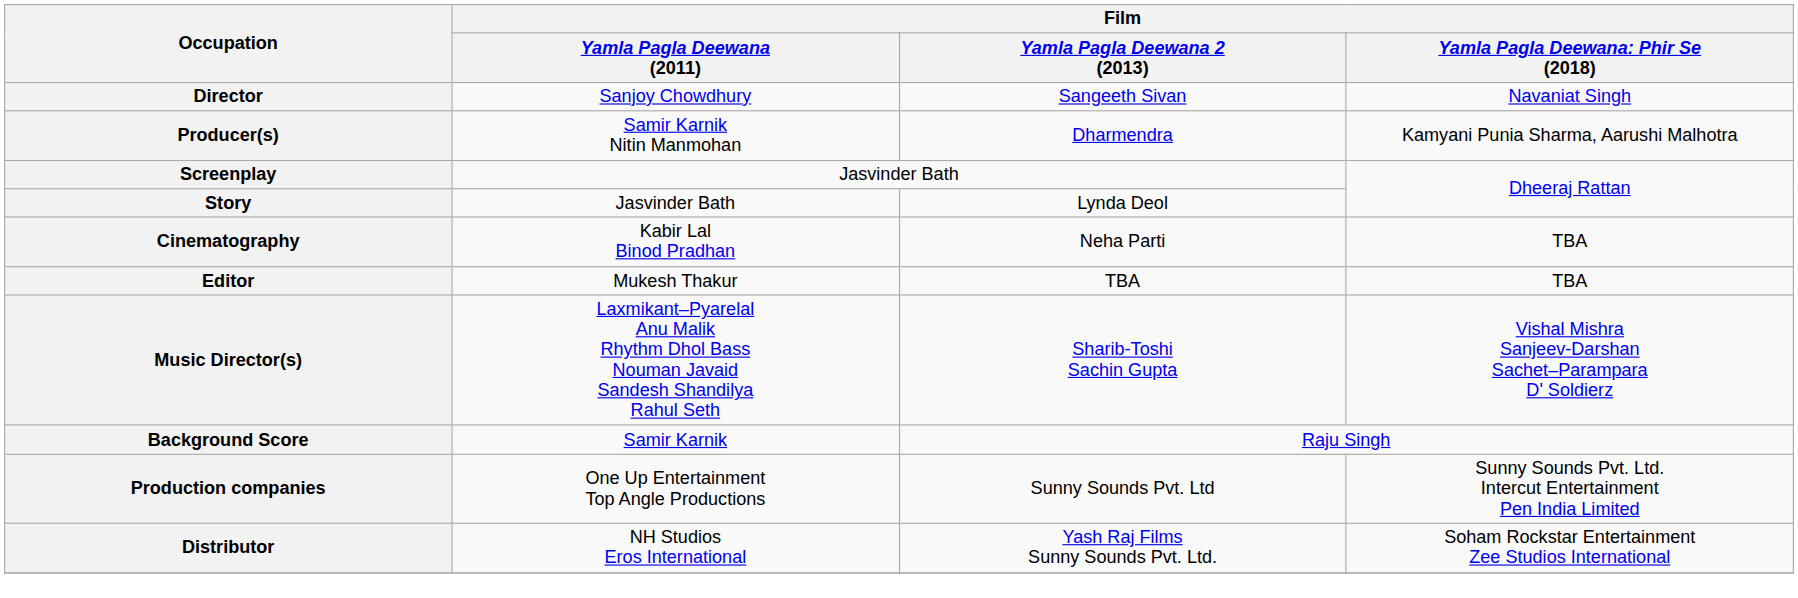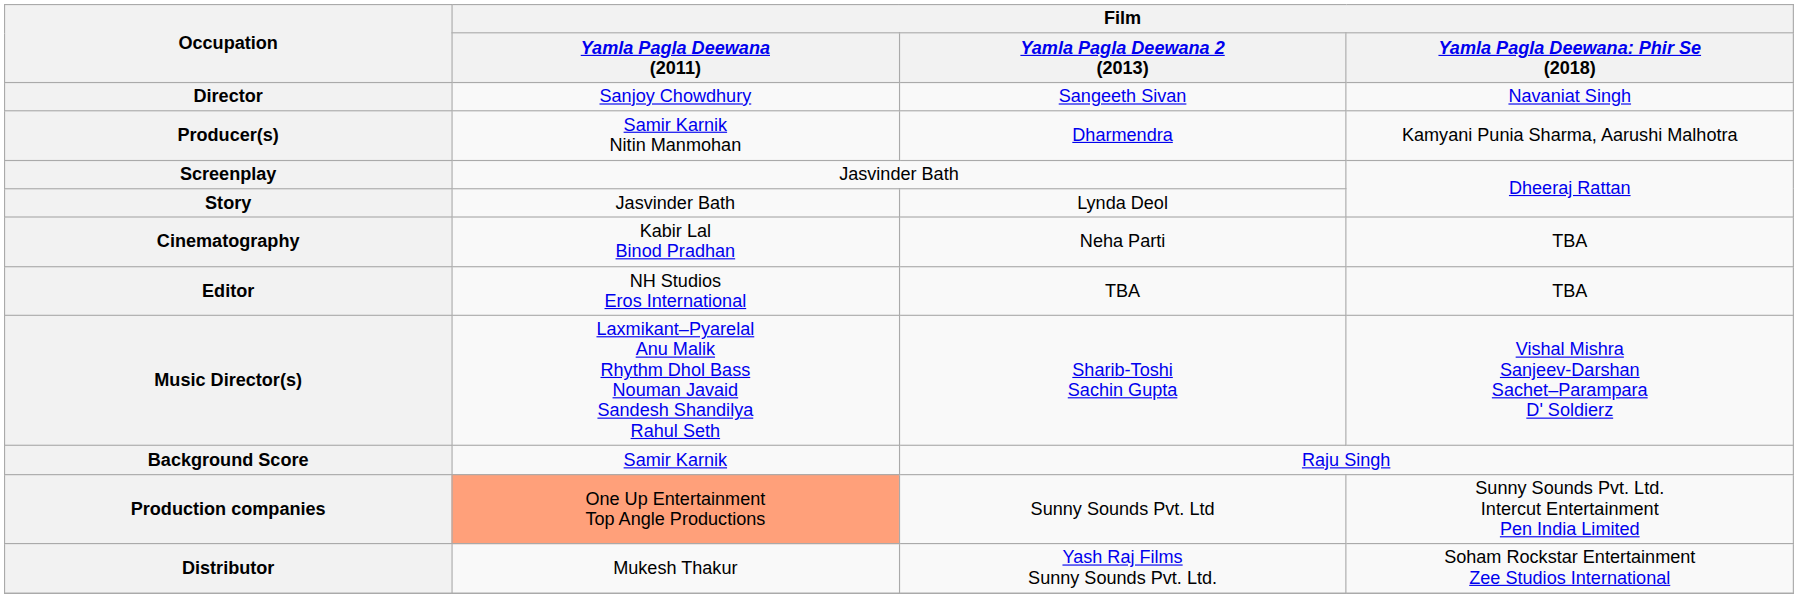(675, 280) Mukesh Thakur -> (675, 290) NH Studios Eros International
(675, 488) no background -> (675, 508) lightsalmon background
(675, 547) NH Studios Eros International -> (675, 568) Mukesh Thakur
